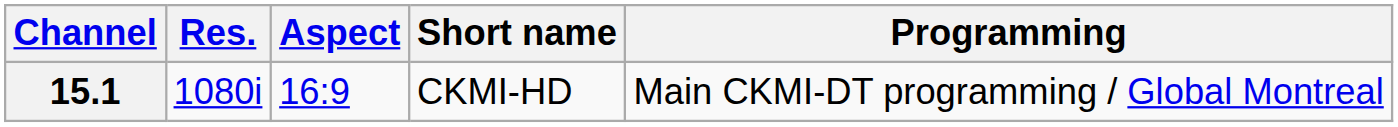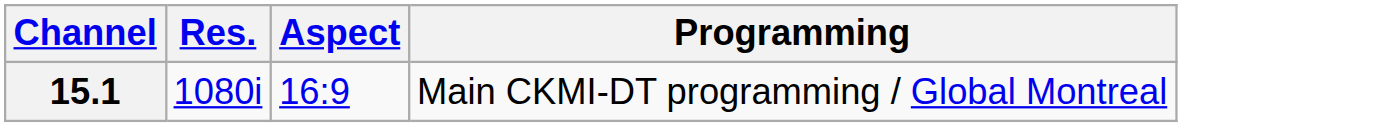- column: (517, 33)
